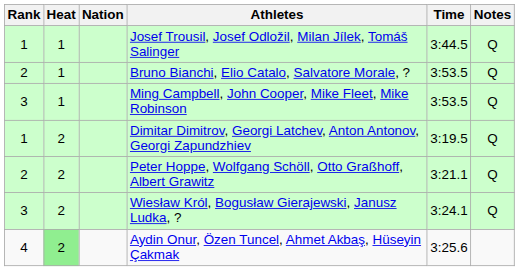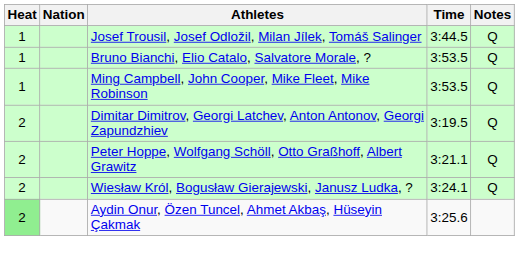- column: (24, 15)
